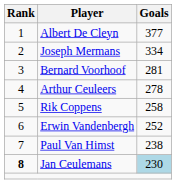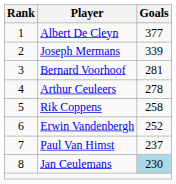(154, 51) 334 -> (154, 51) 339
(154, 145) 238 -> (154, 145) 237
(21, 164) bold -> (21, 164) normal
